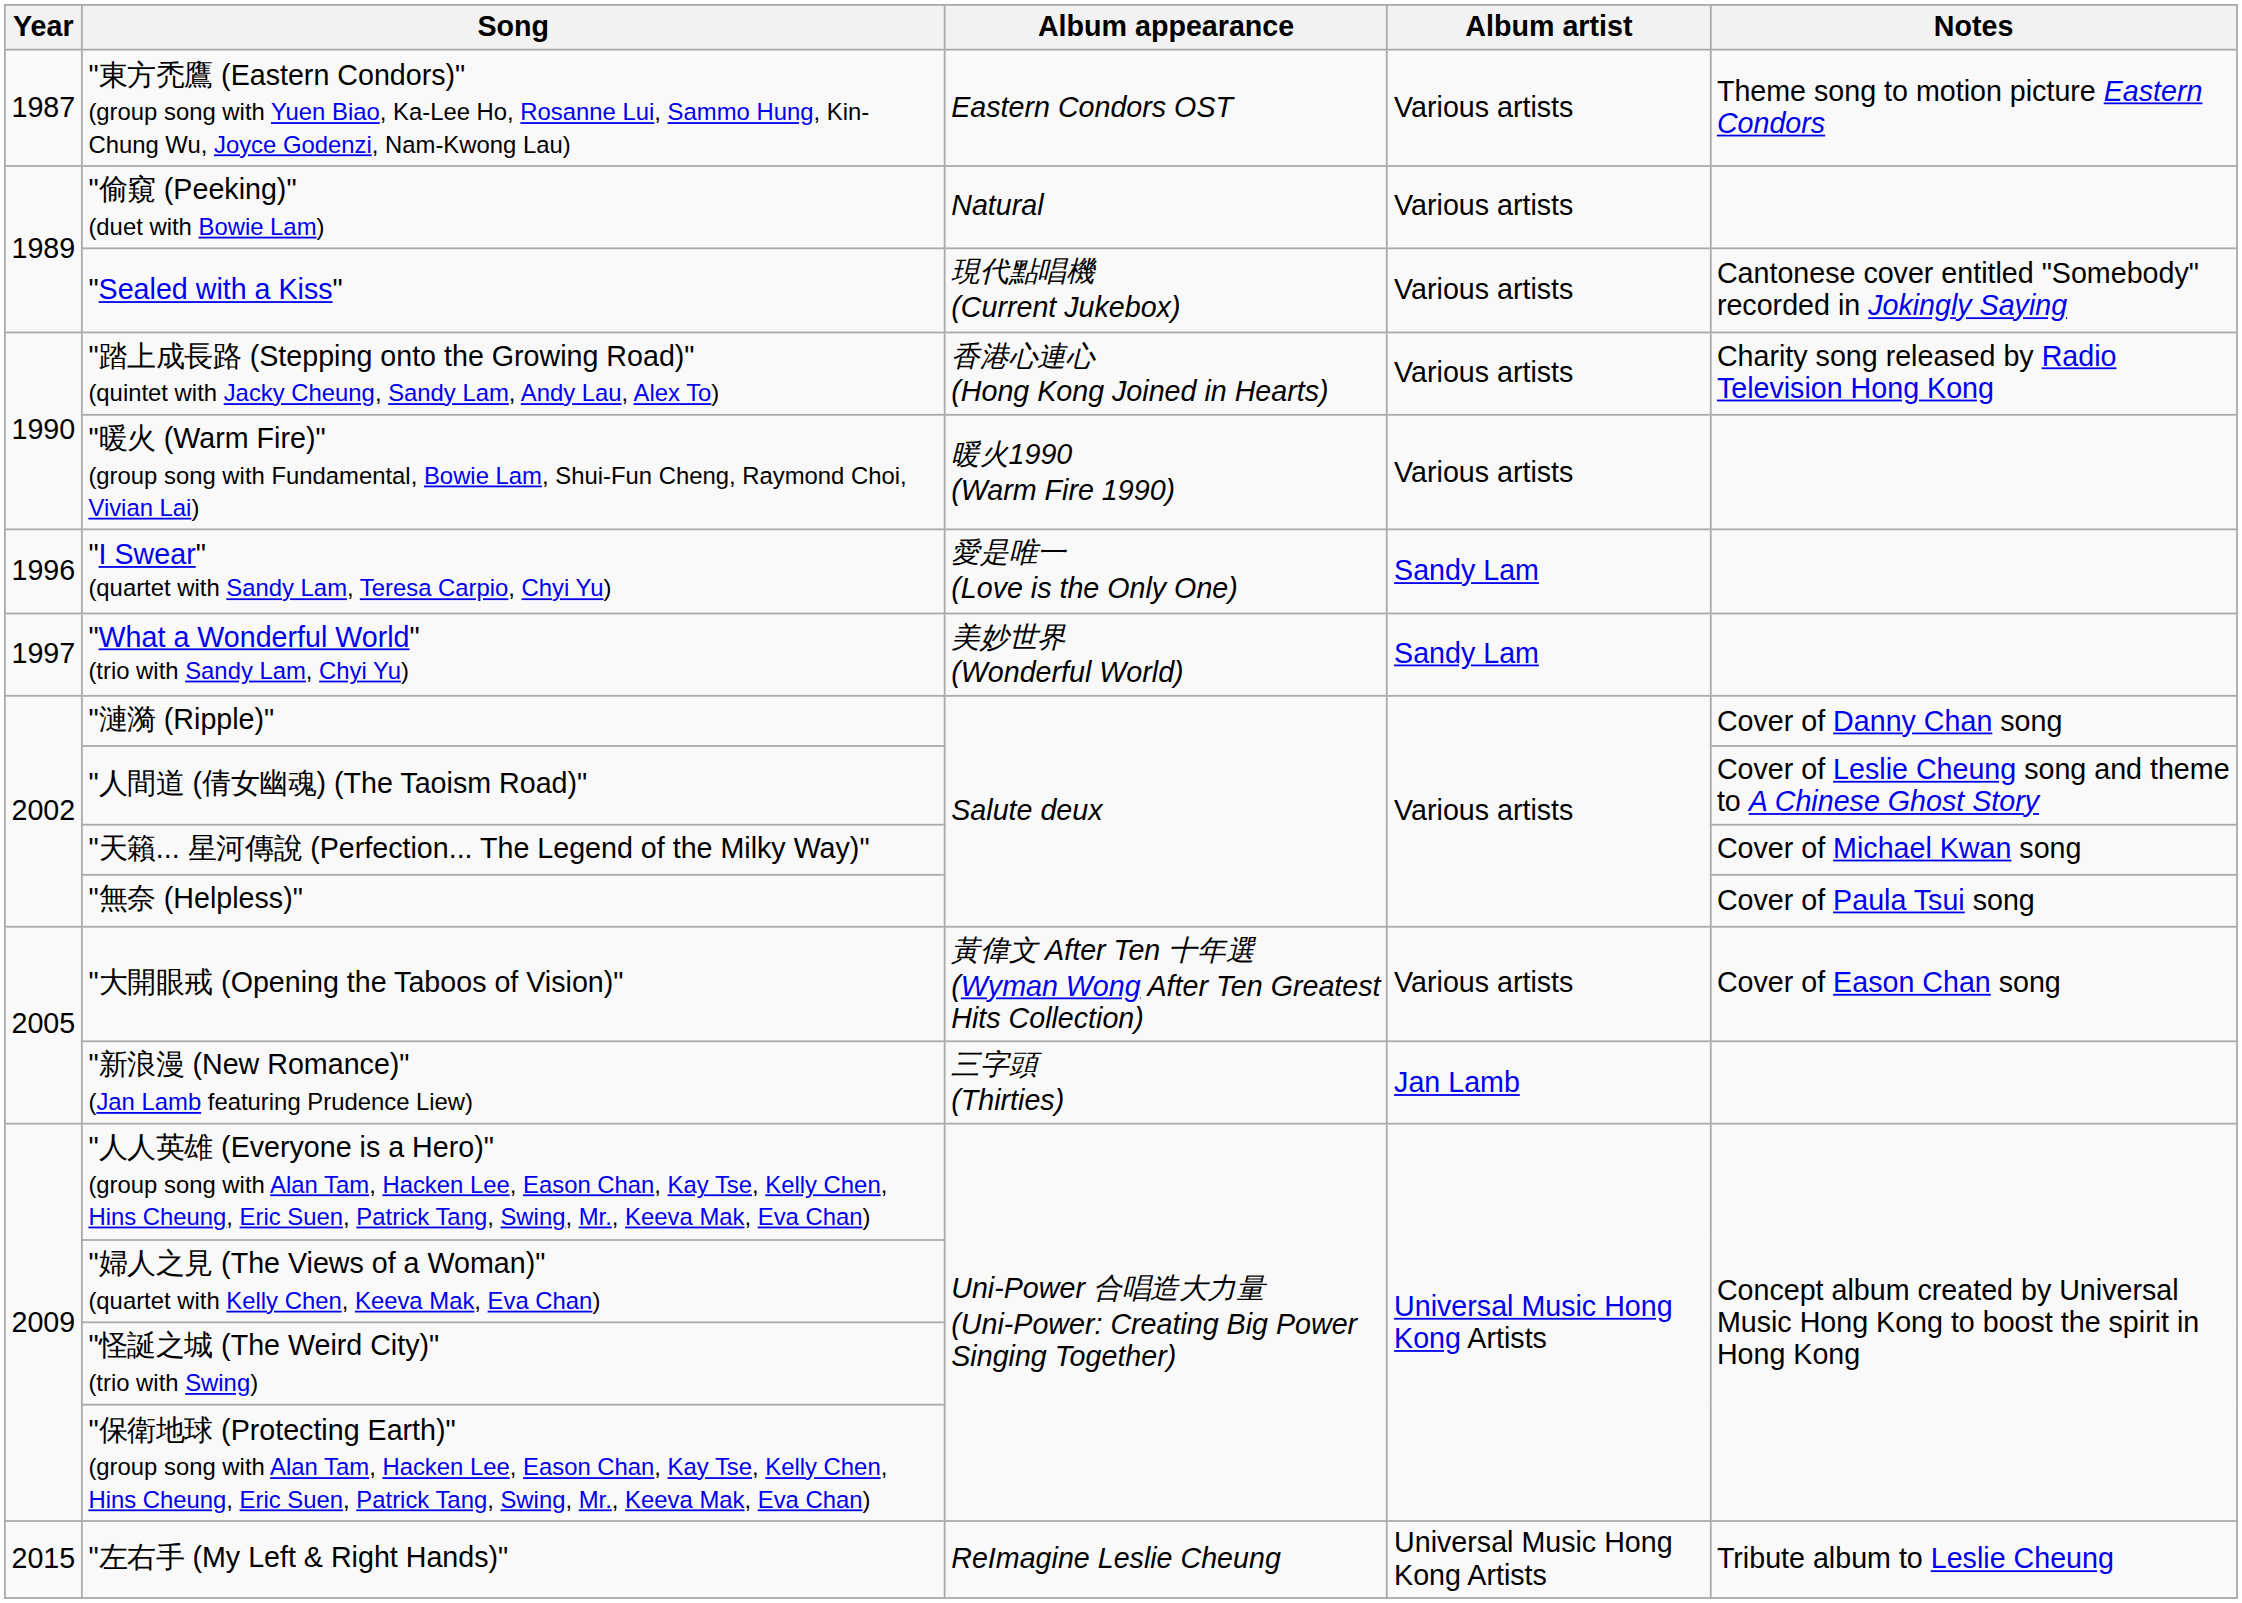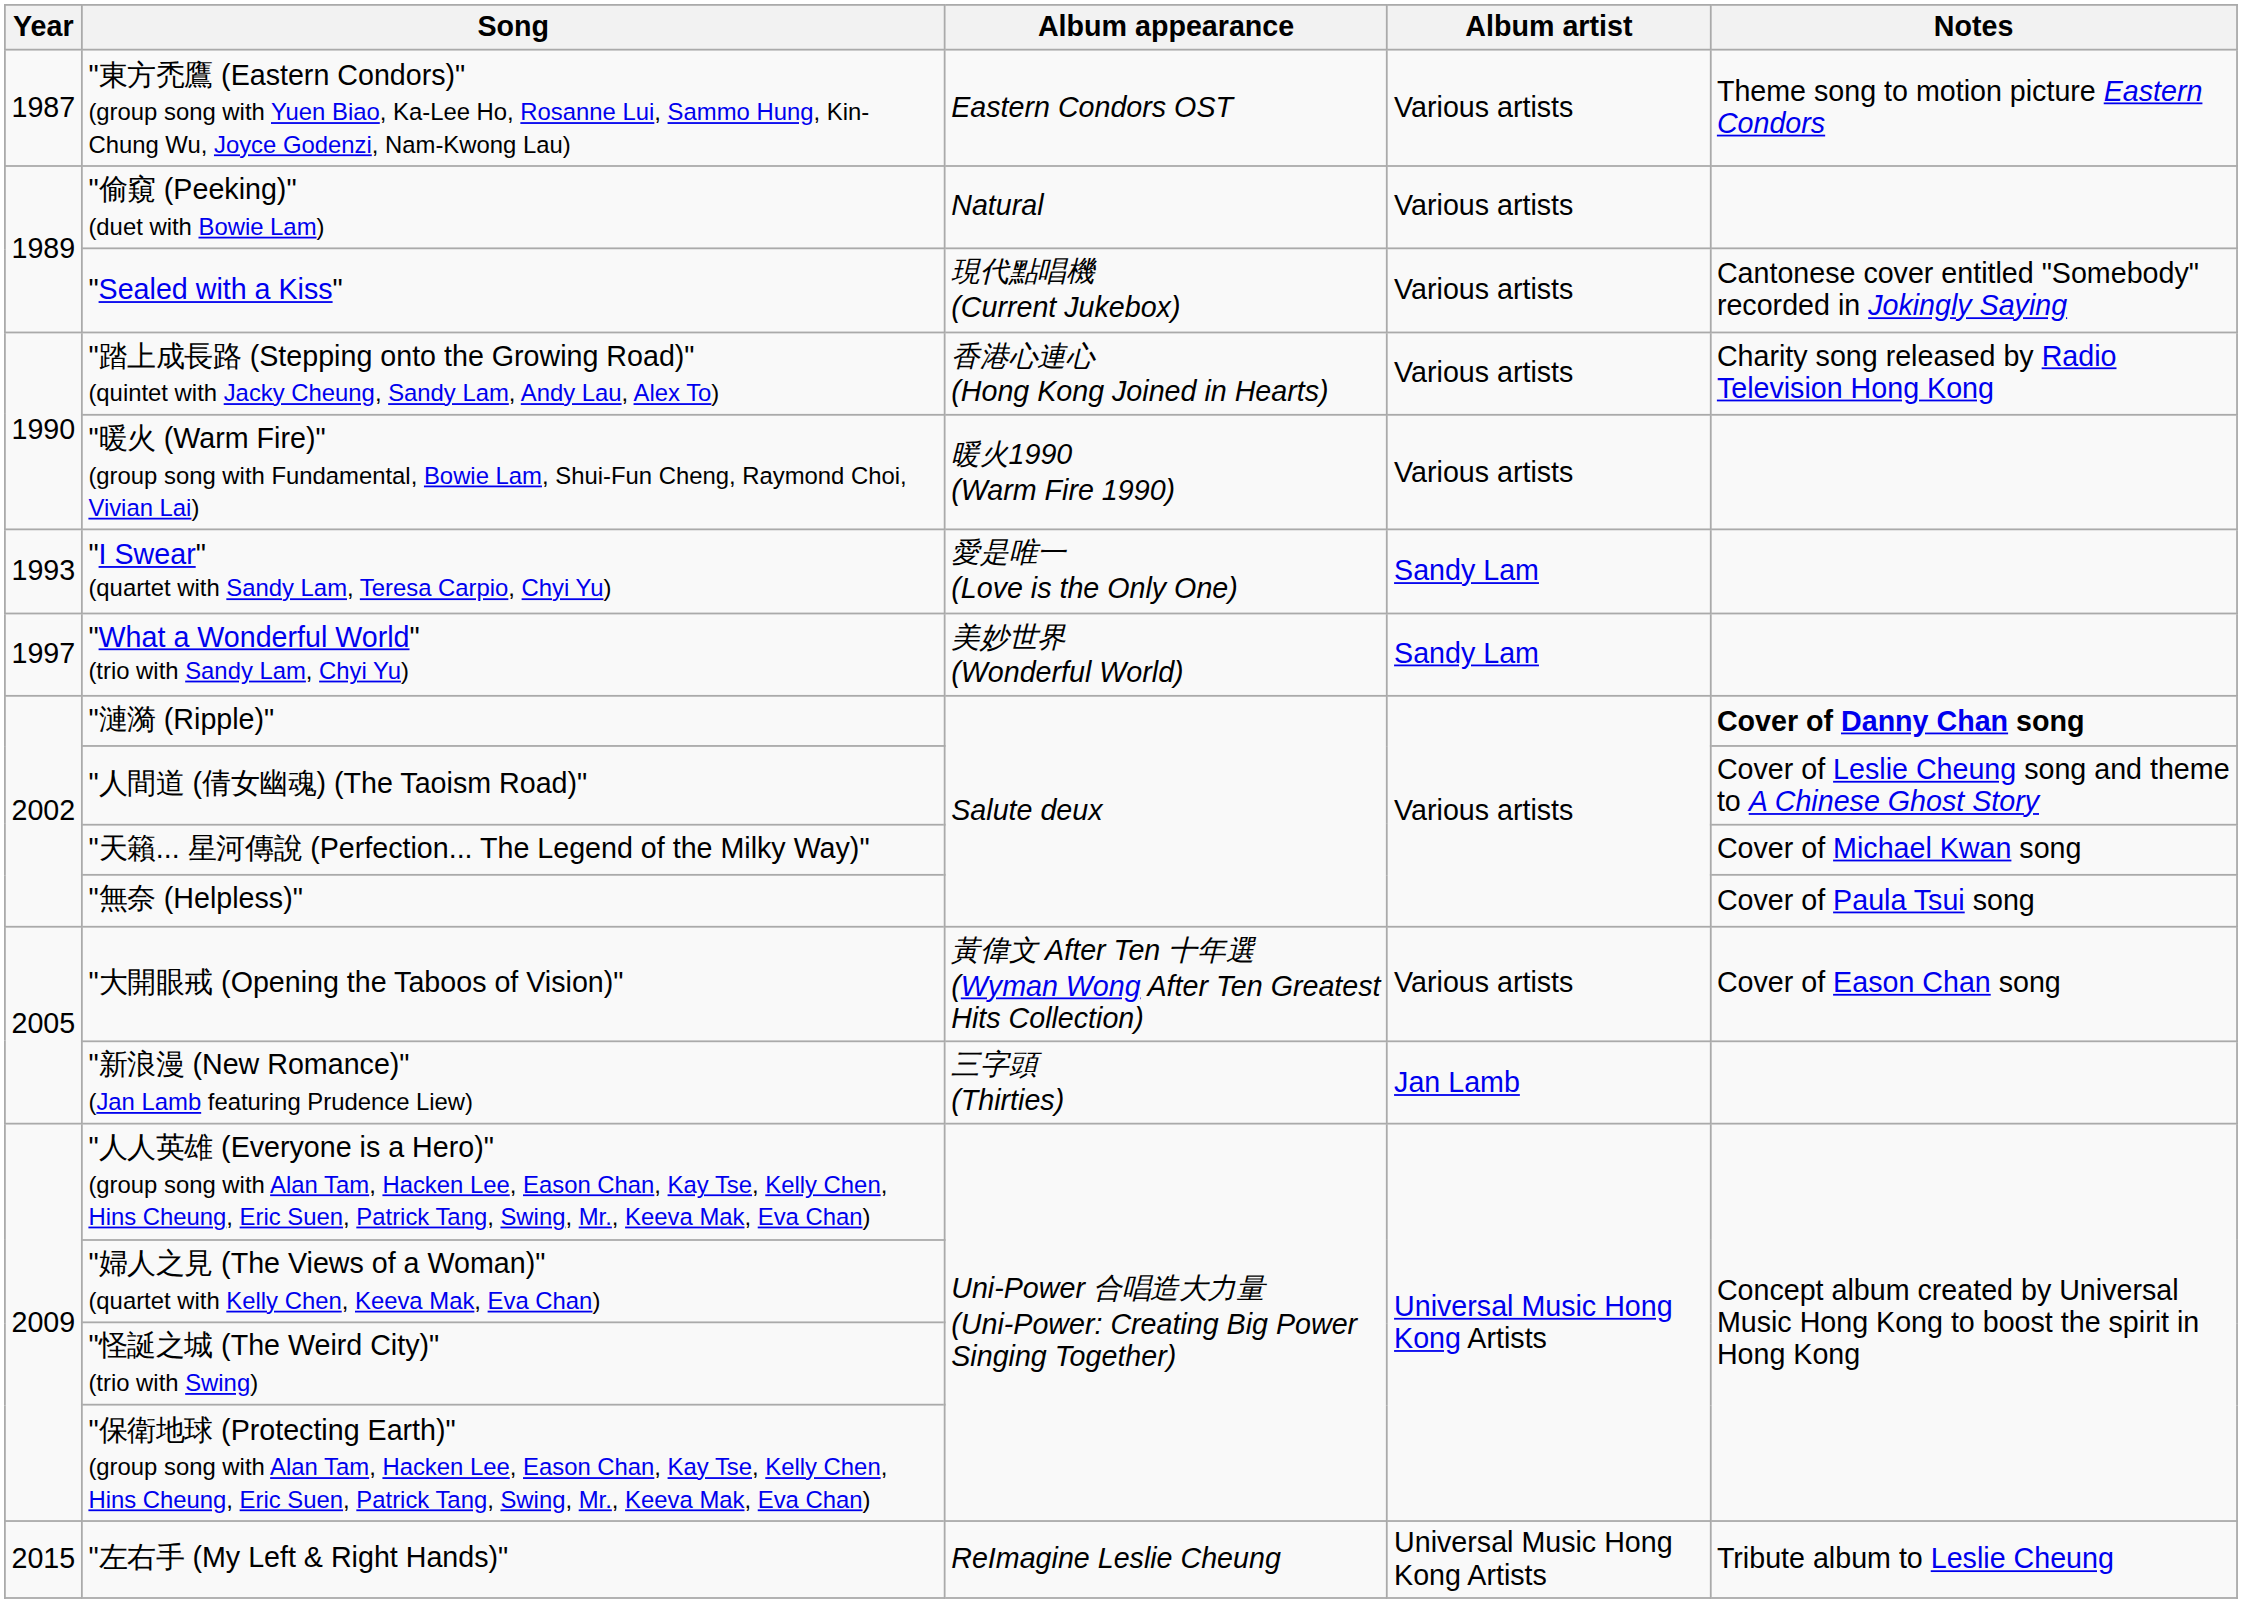(43, 570) 1996 -> (43, 570) 1993
(1890, 720) normal -> (1901, 720) bold
